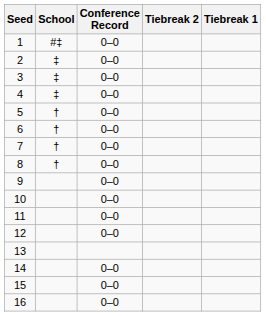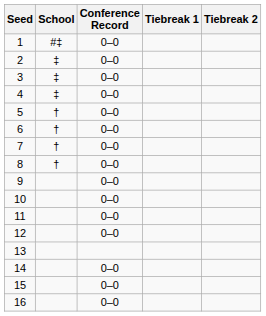columns swapped: (231, 19) <-> (172, 19)
